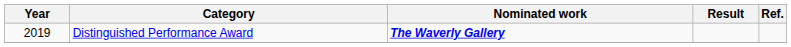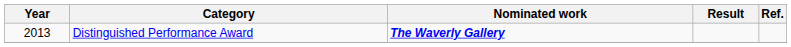(37, 33) 2019 -> (37, 33) 2013
